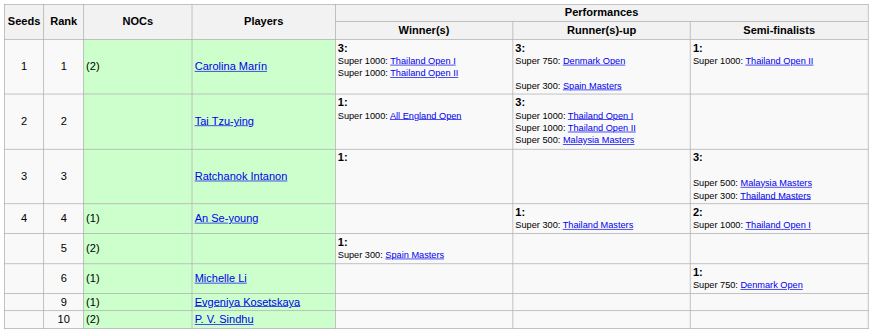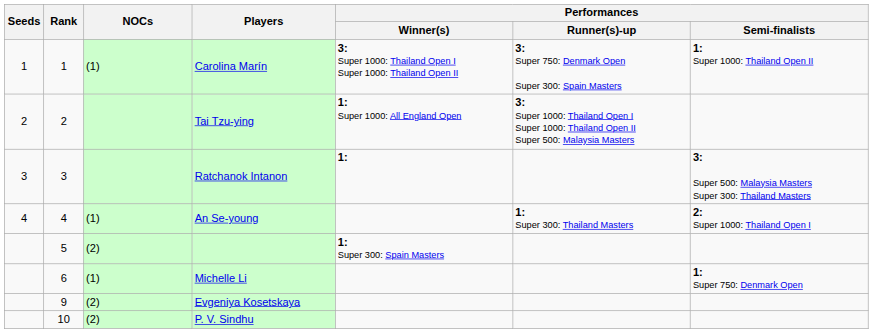(93, 66) (2) -> (93, 66) (1)
(93, 302) (1) -> (93, 302) (2)
